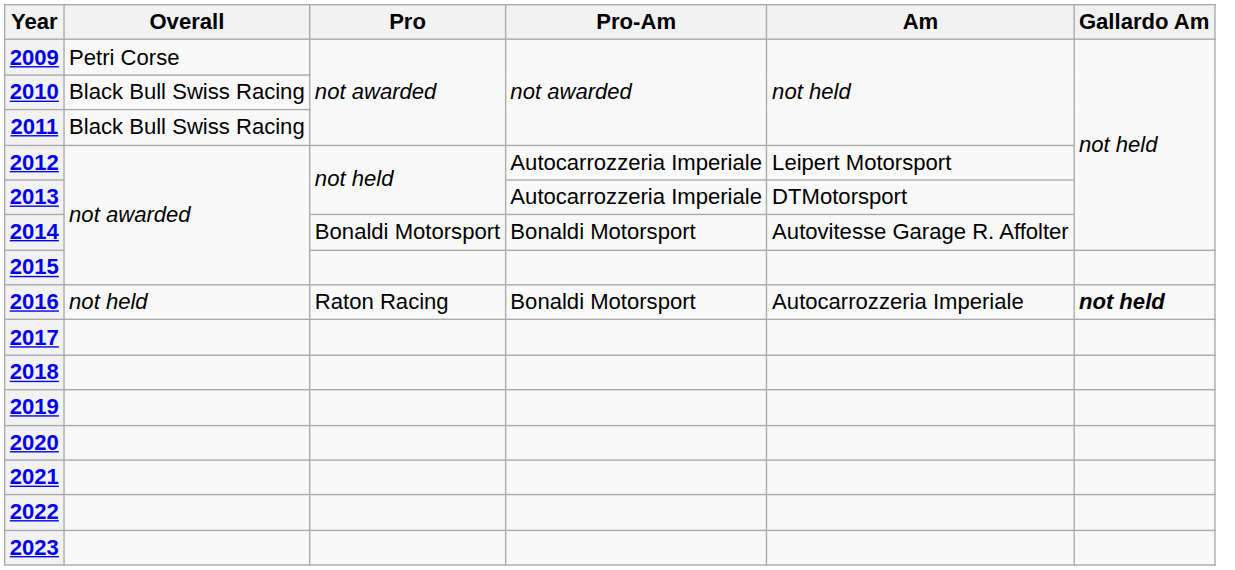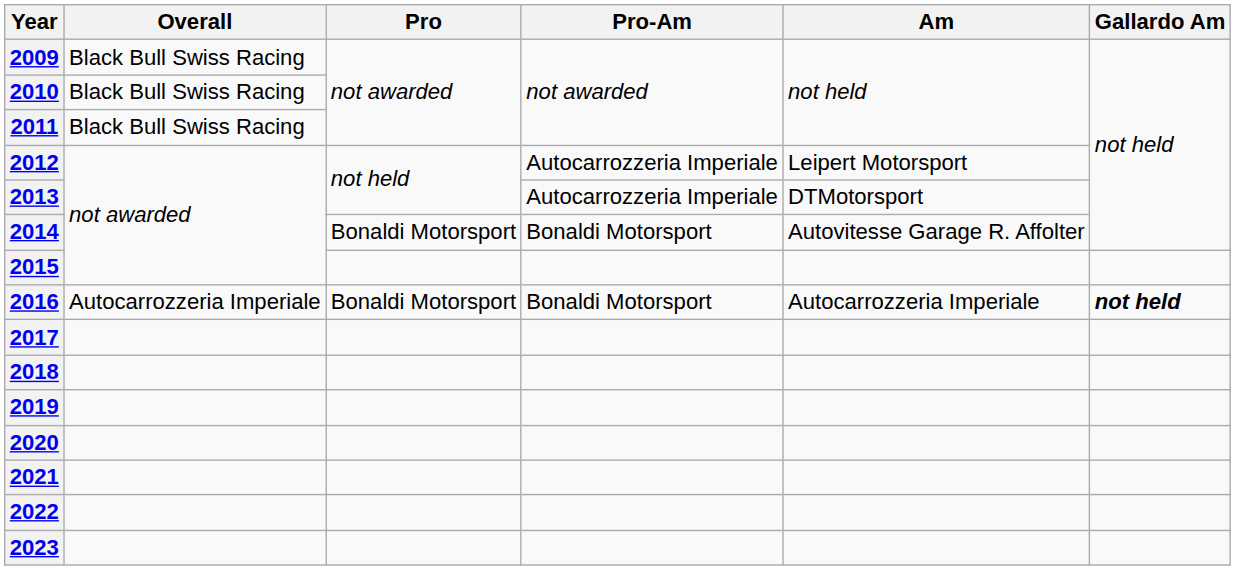(124, 57) Petri Corse -> (187, 57) Black Bull Swiss Racing
(108, 302) not held -> (195, 302) Autocarrozzeria Imperiale
(382, 302) Raton Racing -> (423, 302) Bonaldi Motorsport
